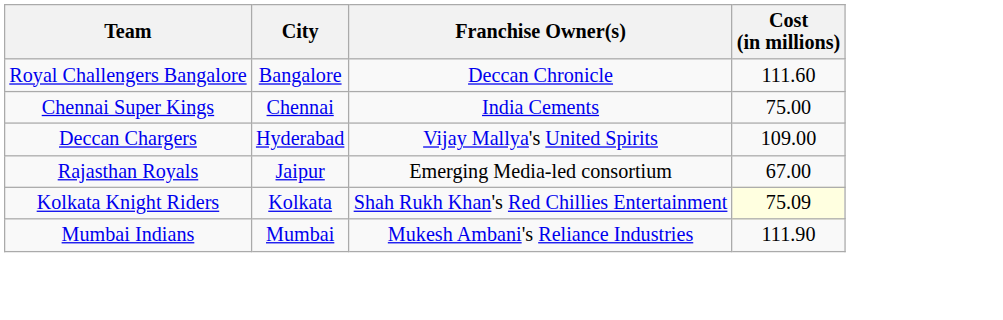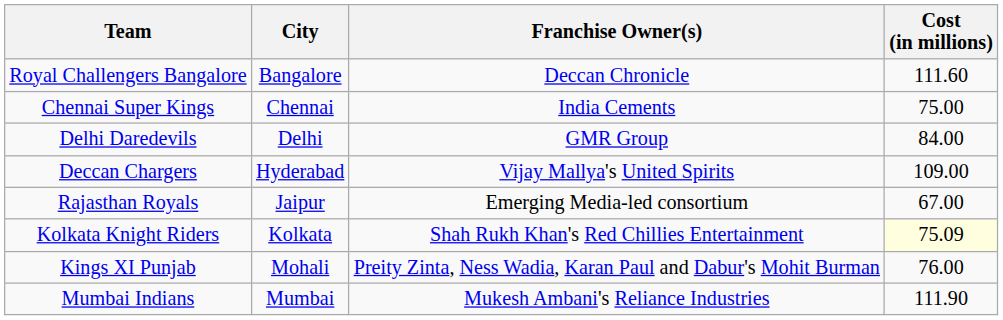+ row: (128, 139)
+ row: (128, 266)
